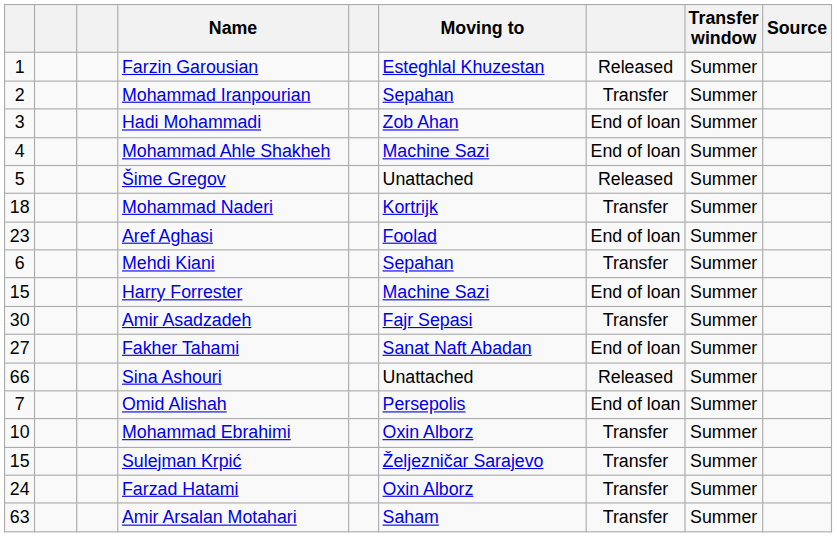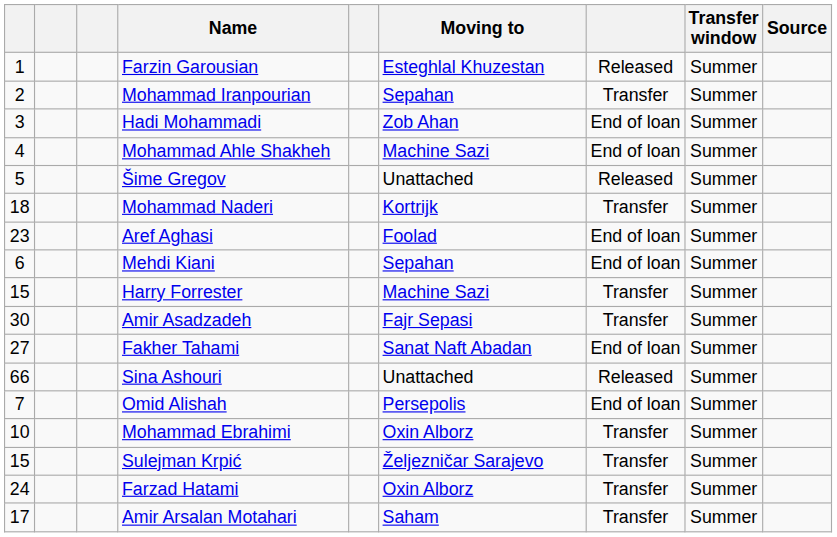(635, 263) Transfer -> (635, 263) End of loan
(635, 292) End of loan -> (635, 292) Transfer
(20, 517) 63 -> (20, 517) 17
